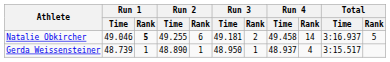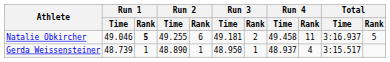(310, 37) 14 -> (310, 37) 11
